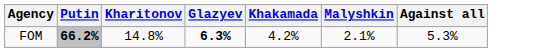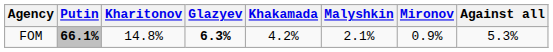+ column: (427, 15)
(79, 37) 66.2% -> (79, 37) 66.1%
